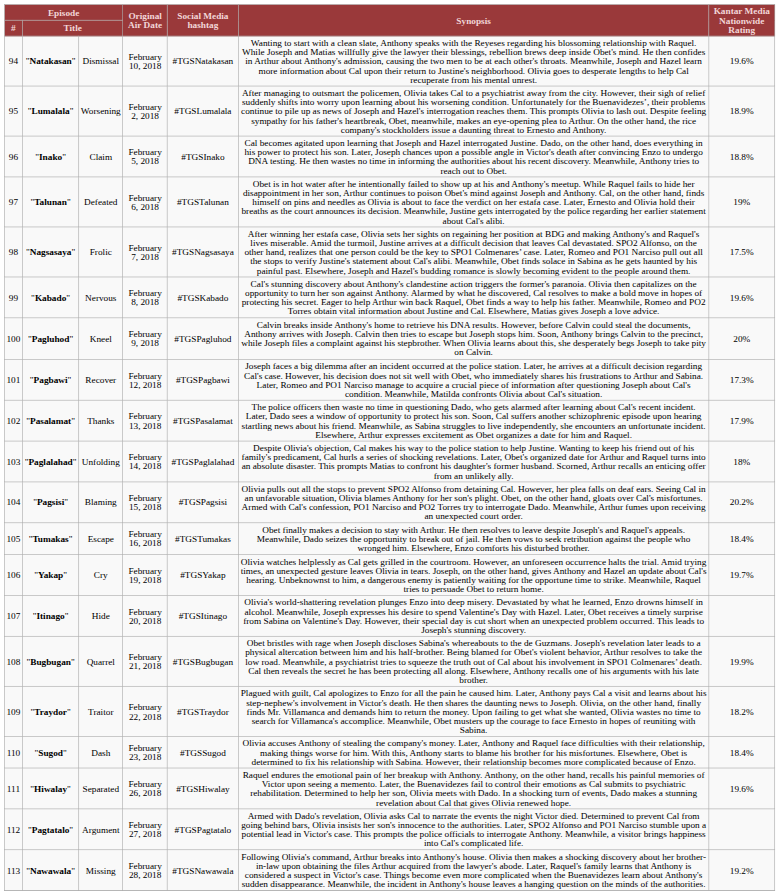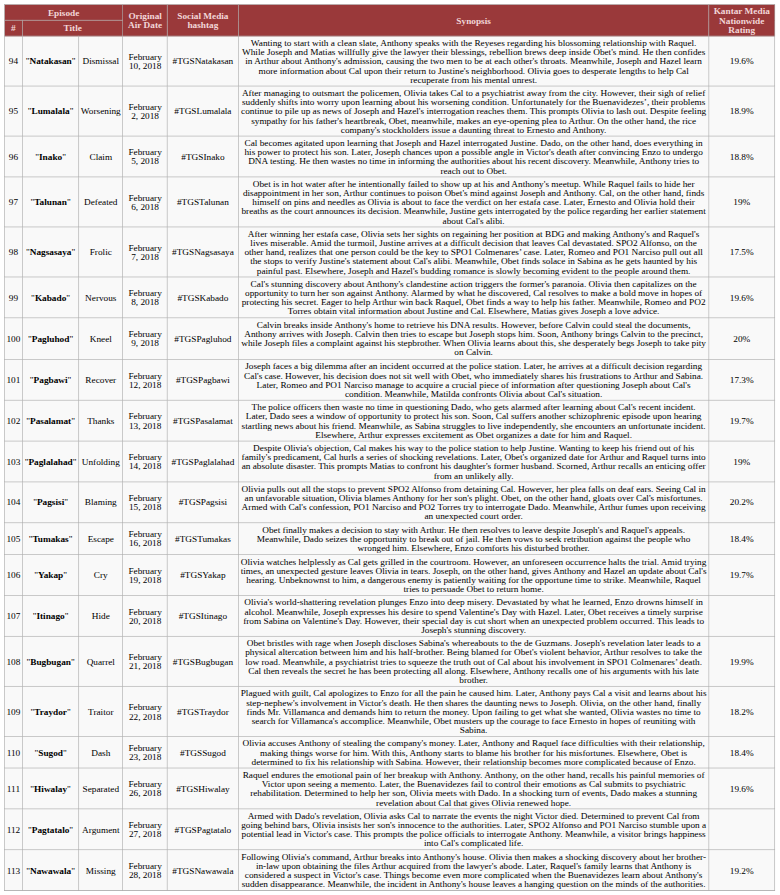(742, 421) 17.9% -> (742, 421) 19.7%
(742, 461) 18% -> (742, 461) 19%
